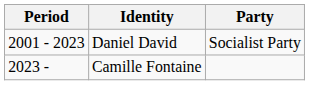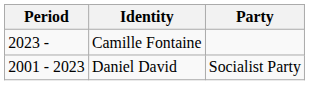rows swapped: (134, 42) <-> (147, 67)
